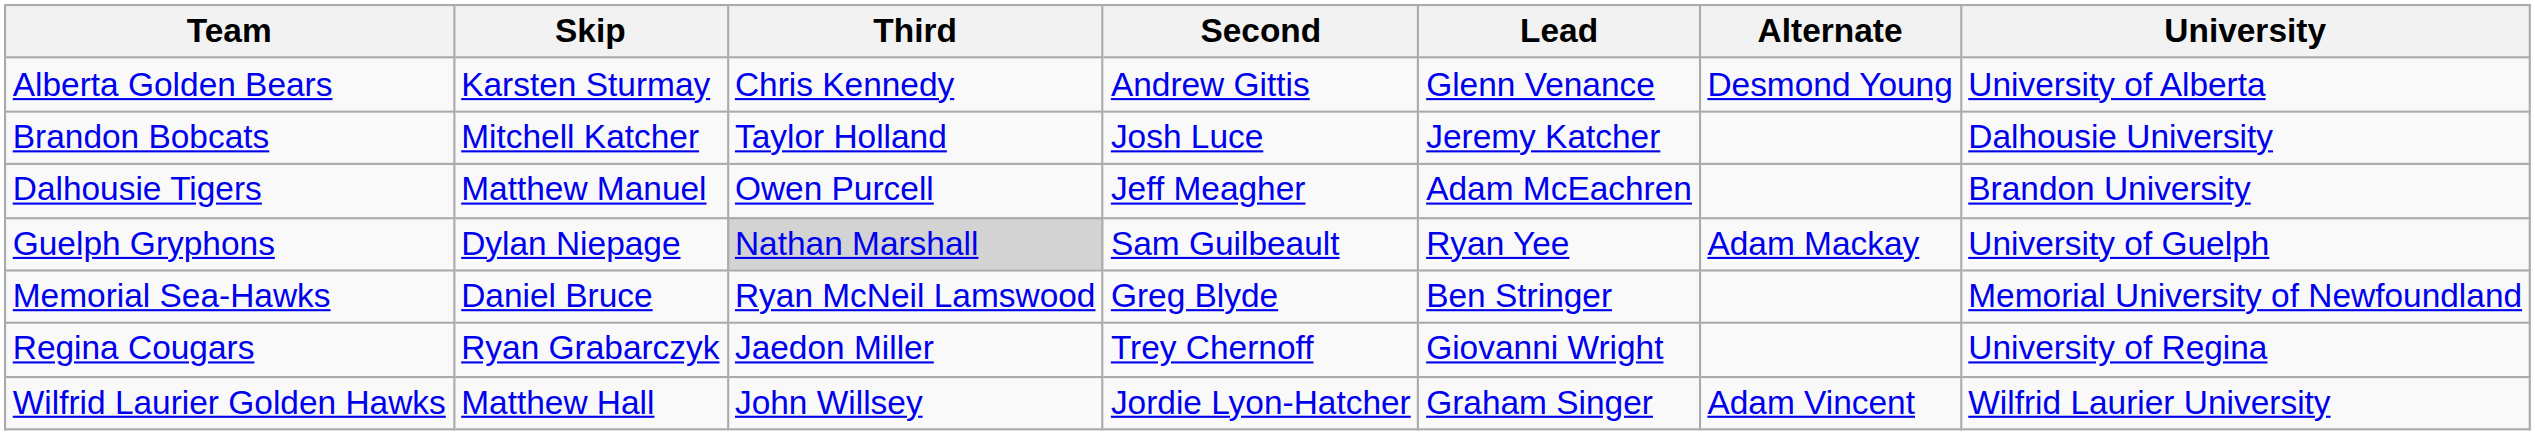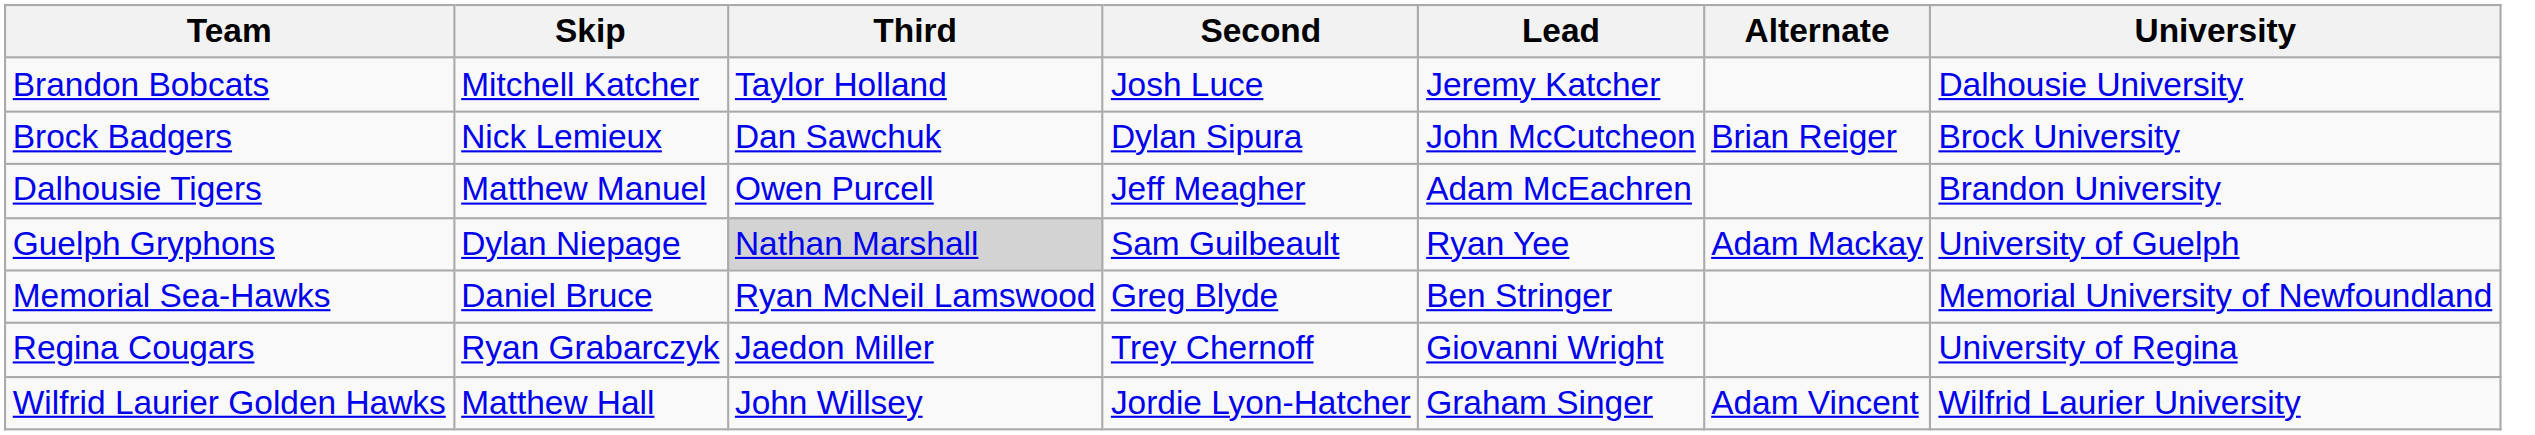- row: (173, 84)
+ row: (122, 137)
